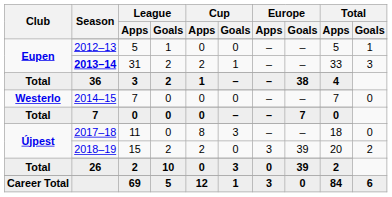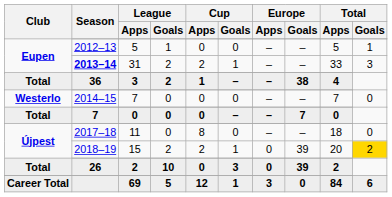(235, 133) 3 -> (235, 133) 0
(235, 150) 0 -> (235, 150) 1
(269, 150) 3 -> (269, 150) 0
(370, 150) no background -> (370, 150) gold background
